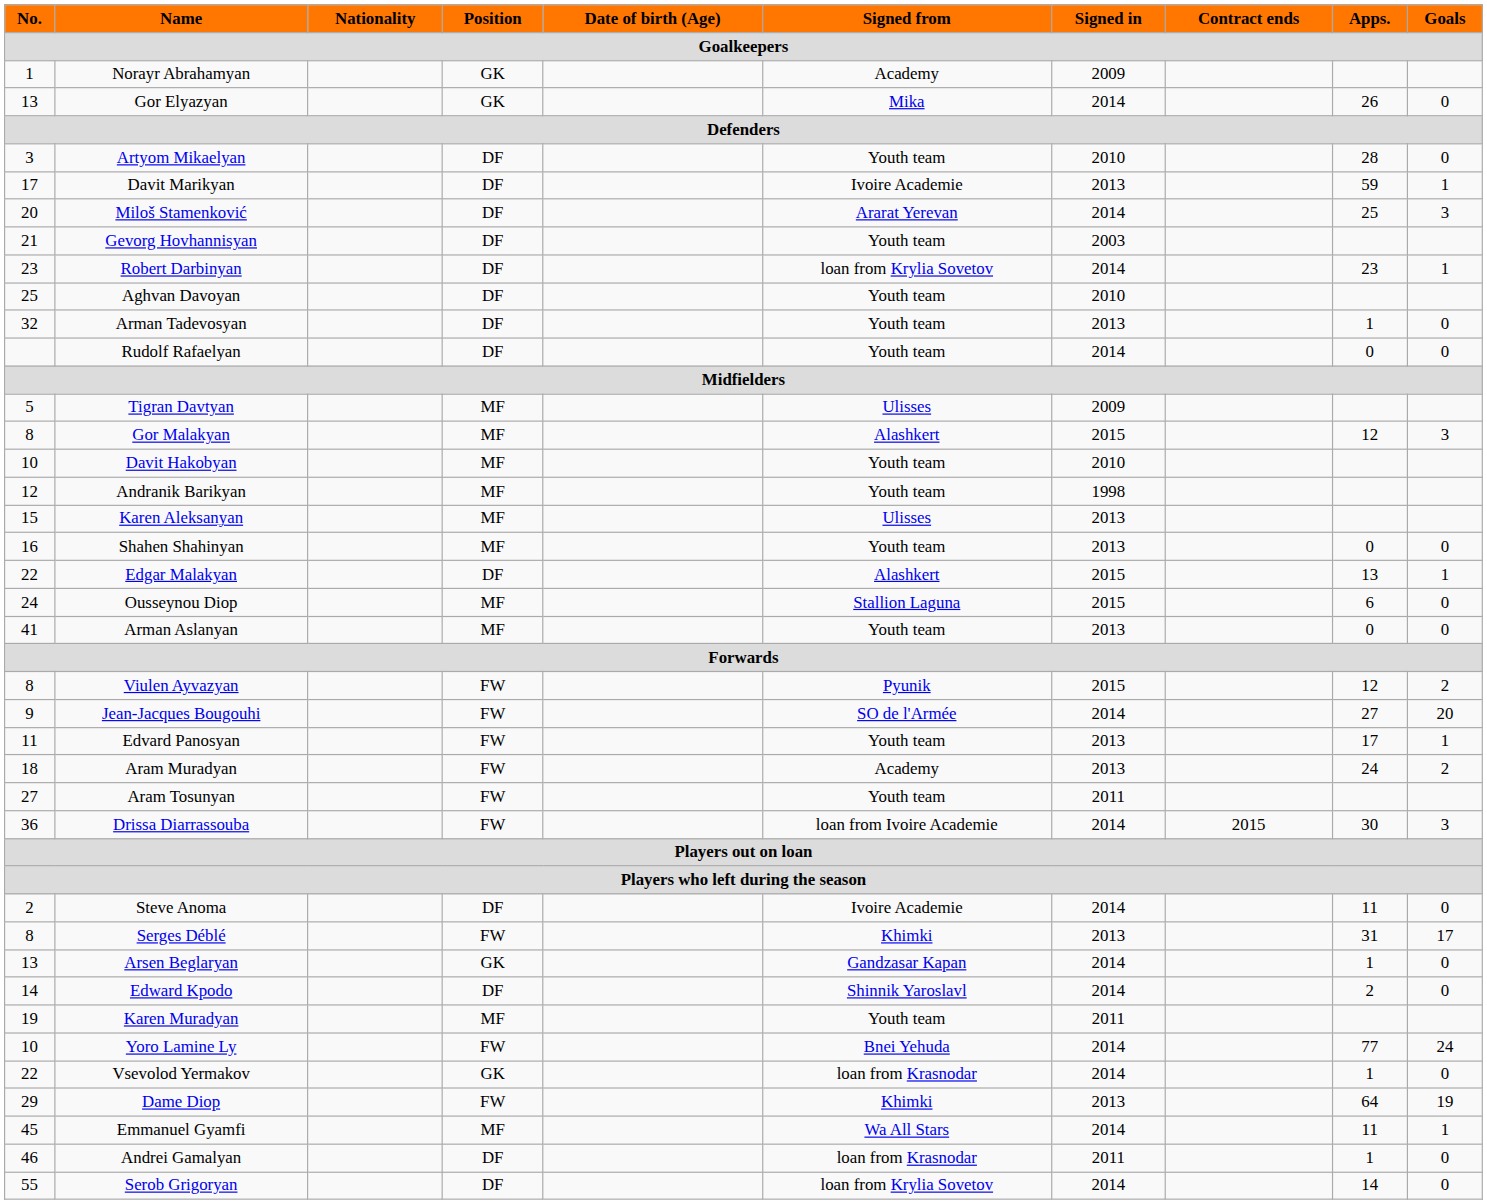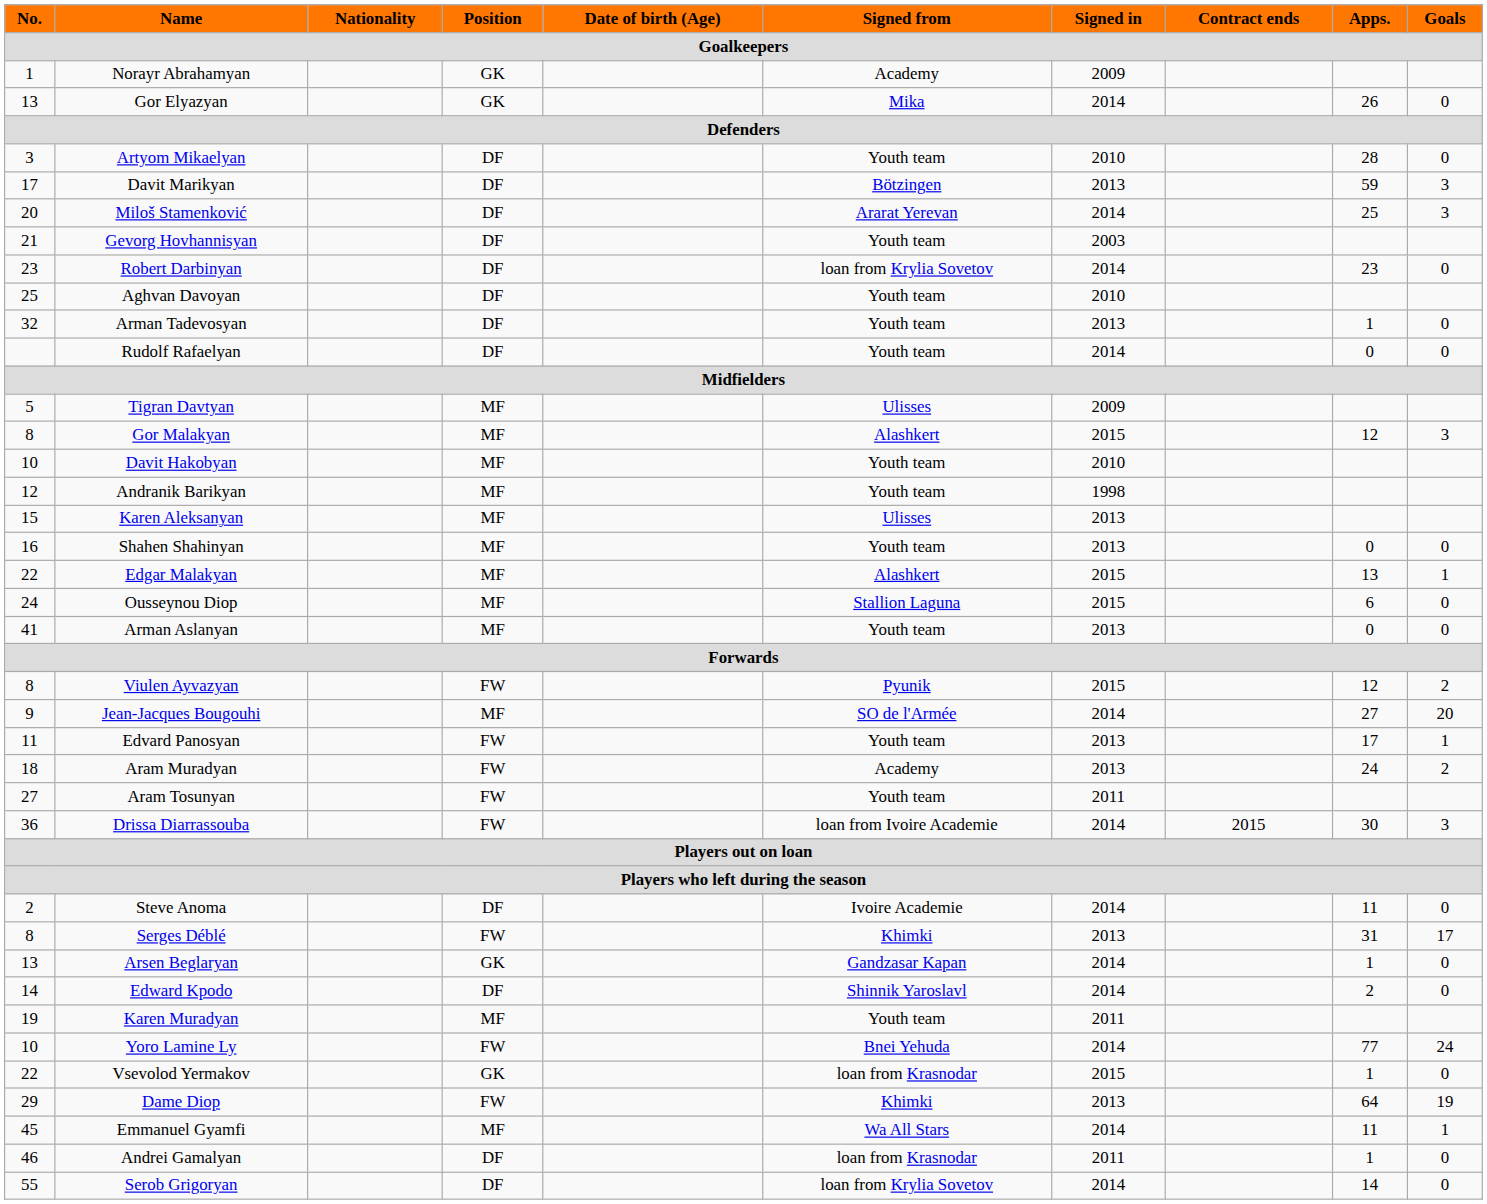(907, 185) Ivoire Academie -> (907, 185) Bötzingen
(1445, 185) 1 -> (1445, 185) 3
(1445, 268) 1 -> (1445, 268) 0
(493, 574) DF -> (493, 574) MF
(493, 713) FW -> (493, 713) MF
(1108, 1074) 2014 -> (1108, 1074) 2015
